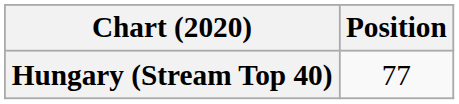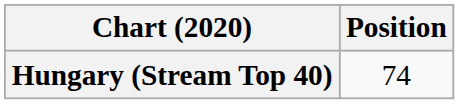(396, 74) 77 -> (396, 74) 74
